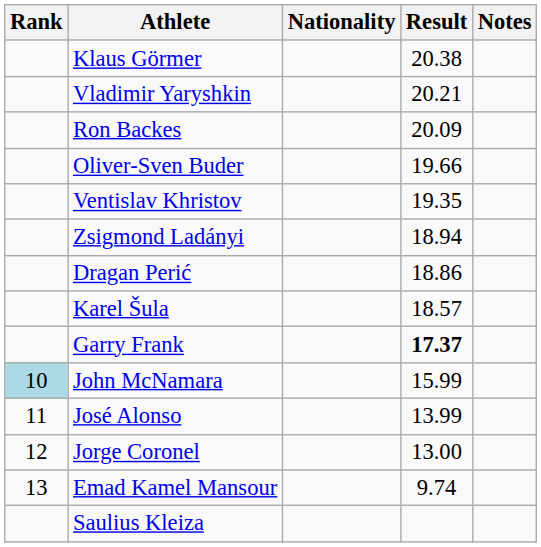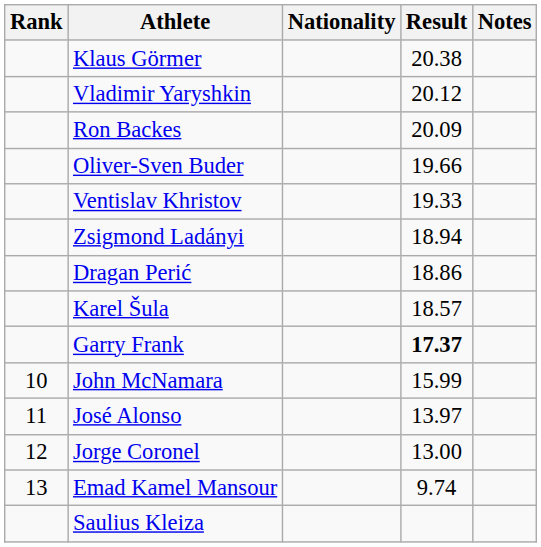(437, 93) 20.21 -> (437, 93) 20.12
(437, 201) 19.35 -> (437, 201) 19.33
(36, 380) lightblue background -> (36, 380) no background
(437, 415) 13.99 -> (437, 415) 13.97
